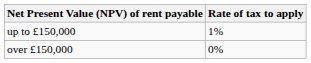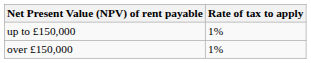(216, 49) 0% -> (216, 49) 1%
